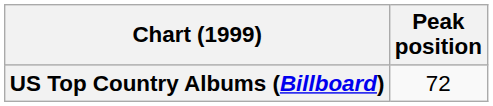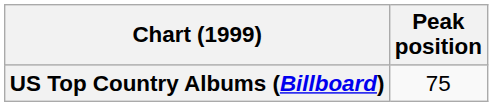(438, 82) 72 -> (438, 82) 75
